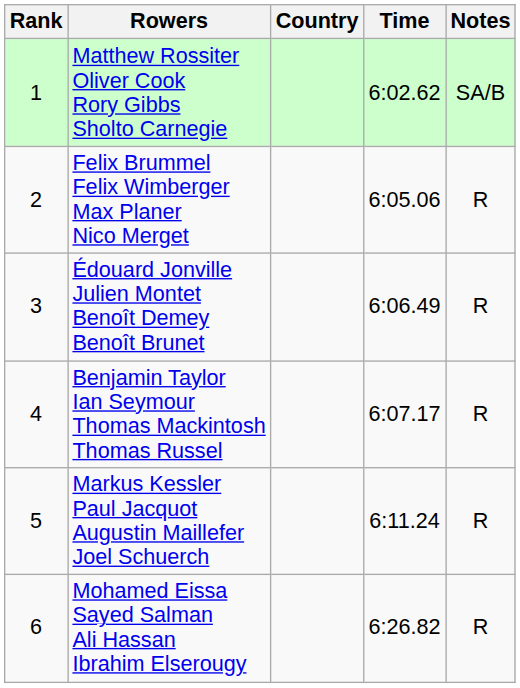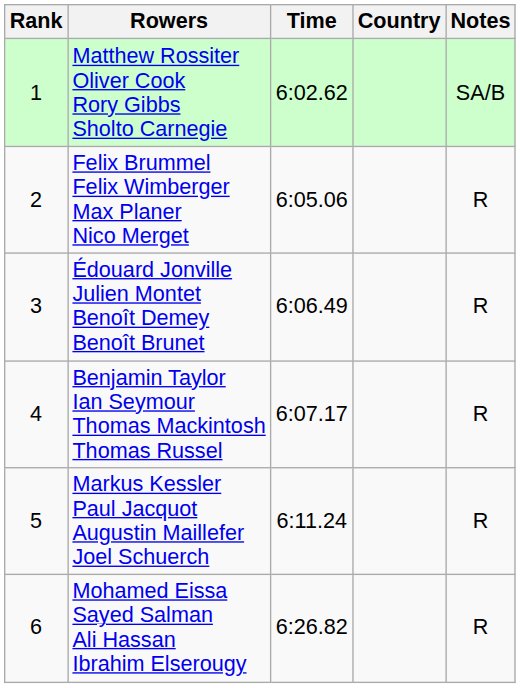columns swapped: (317, 21) <-> (404, 21)
